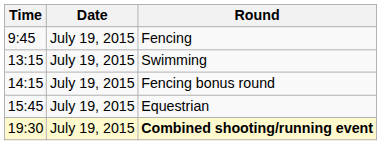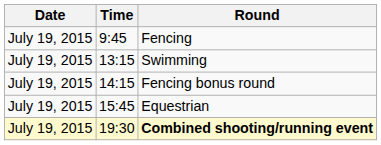columns swapped: (92, 15) <-> (26, 15)
